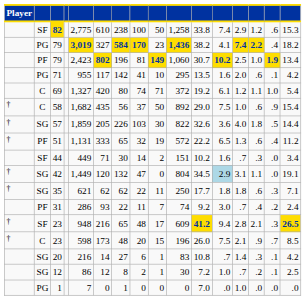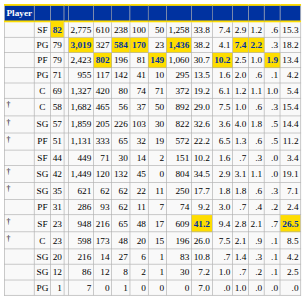(275, 45) .4 -> (275, 45) .3
(103, 107) 435 -> (103, 107) 465
(275, 107) .9 -> (275, 107) .3
(275, 141) .4 -> (275, 141) .5
(141, 174) 47 -> (141, 174) 45
(225, 174) lightblue background -> (225, 174) no background
(123, 207) 22 -> (123, 207) 62
(275, 223) .3 -> (275, 223) .7
(275, 240) .7 -> (275, 240) .1
